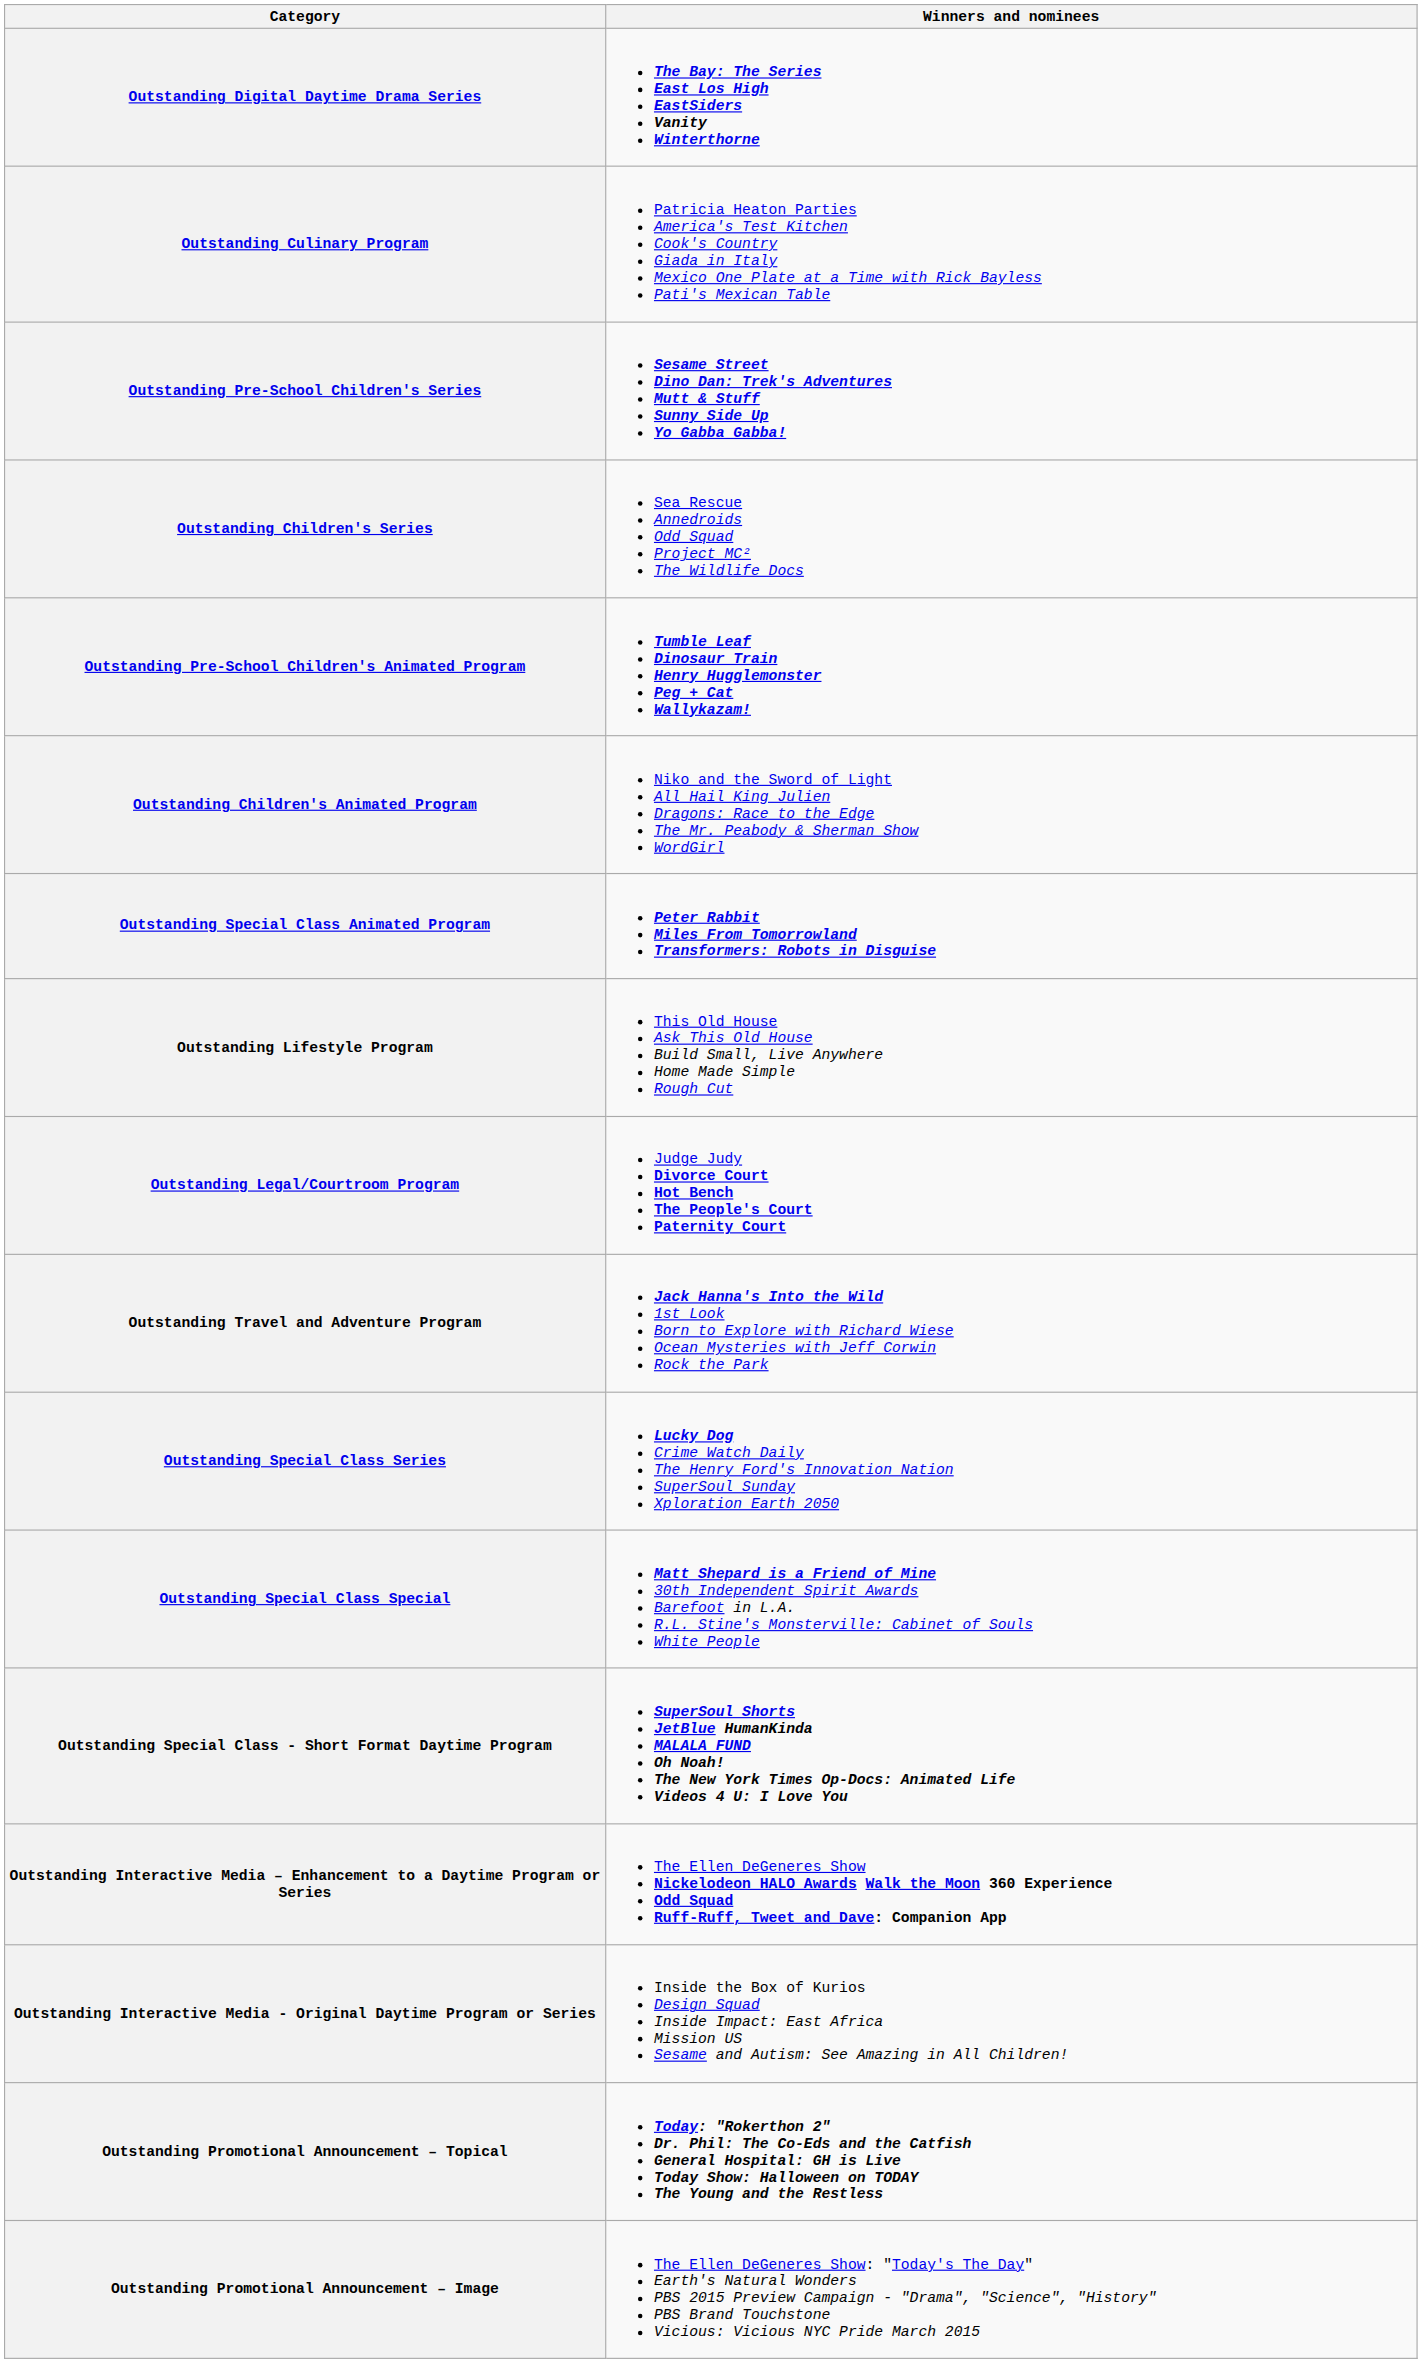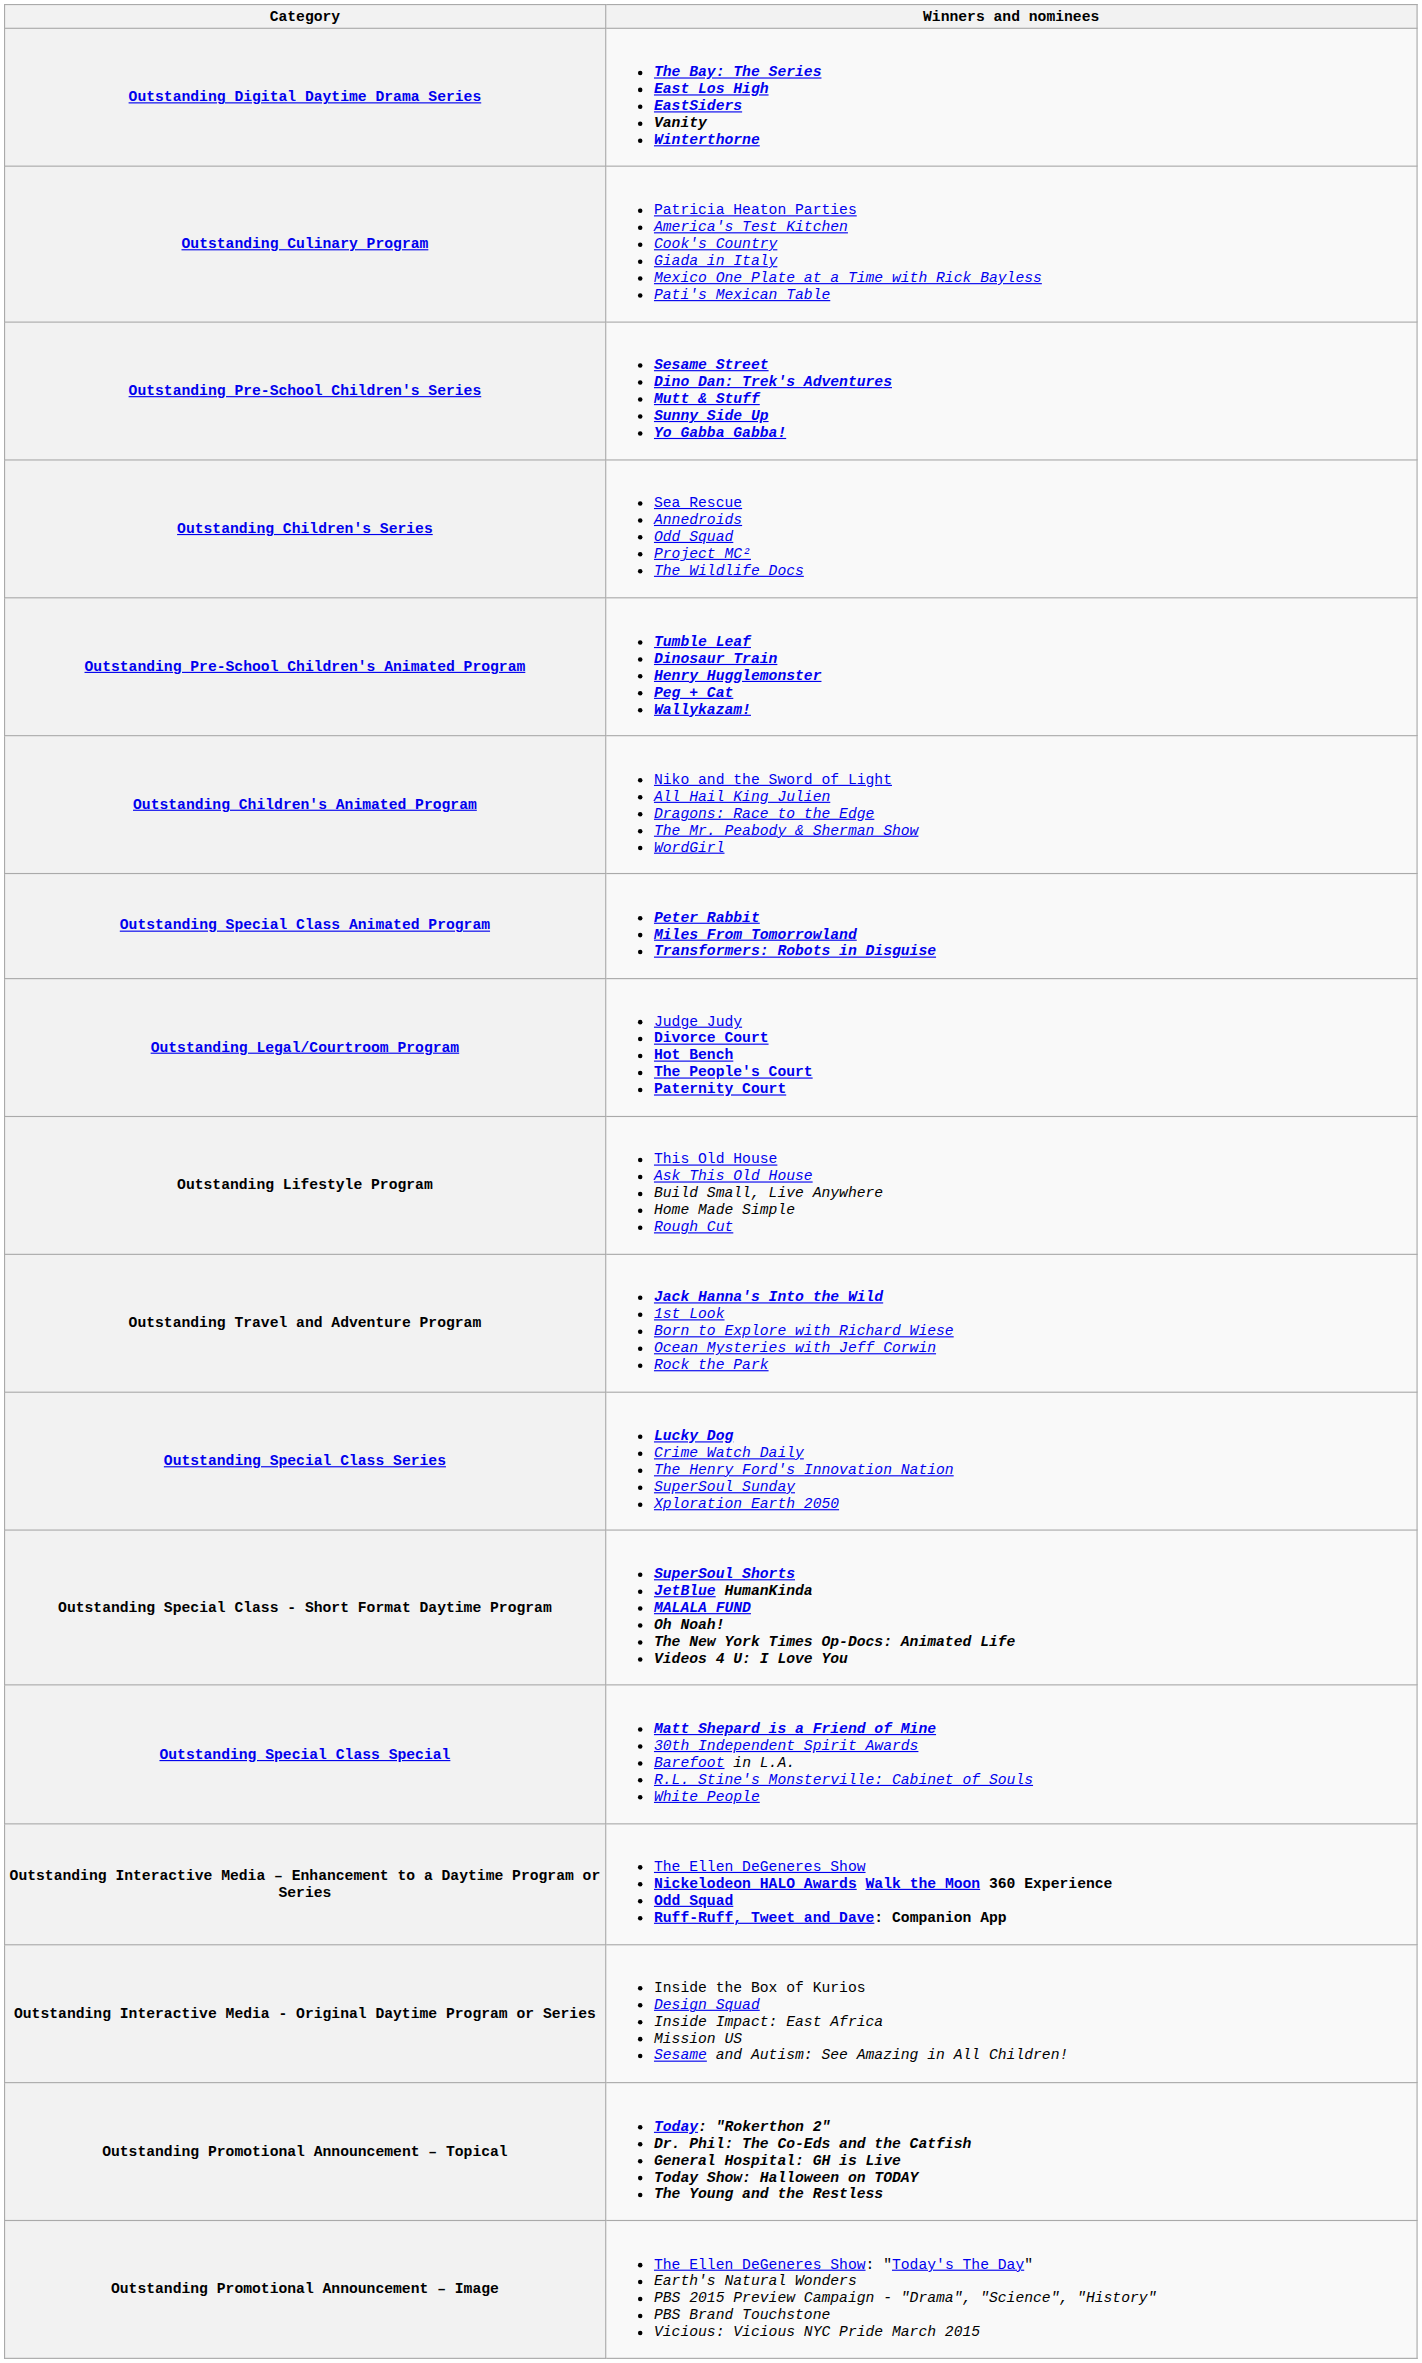rows swapped: (305, 1185) <-> (305, 1047)
rows swapped: (305, 1599) <-> (305, 1746)
